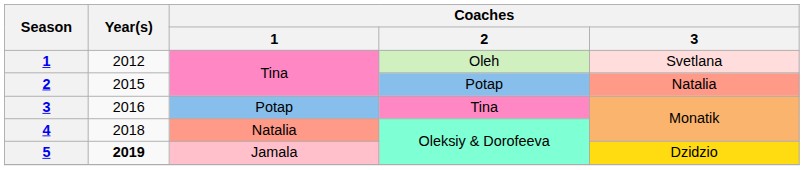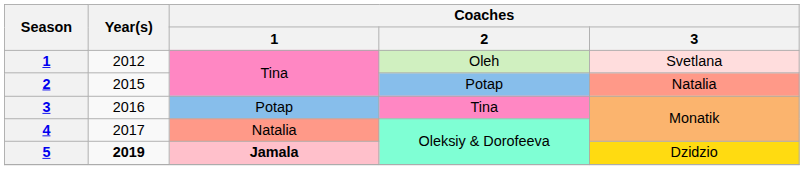(129, 130) 2018 -> (129, 130) 2017
(274, 152) normal -> (274, 152) bold
